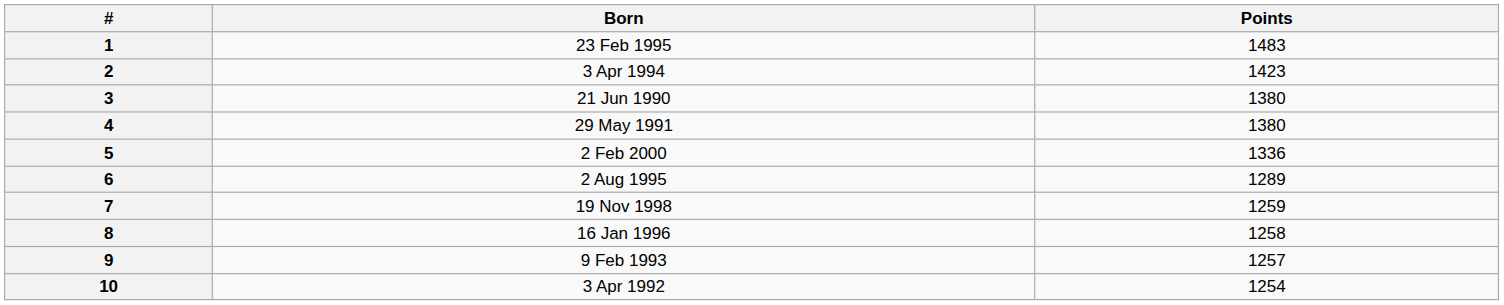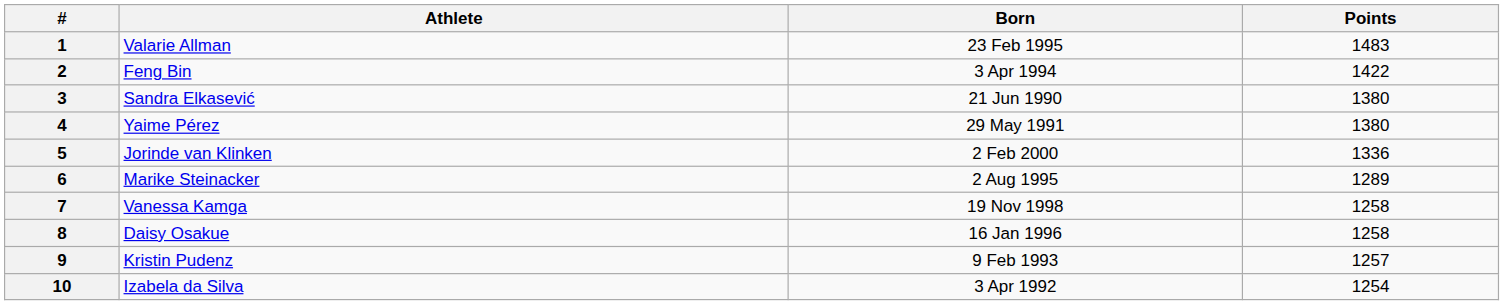+ column: (454, 18)
(1267, 72) 1423 -> (1371, 72) 1422
(1267, 206) 1259 -> (1371, 206) 1258
